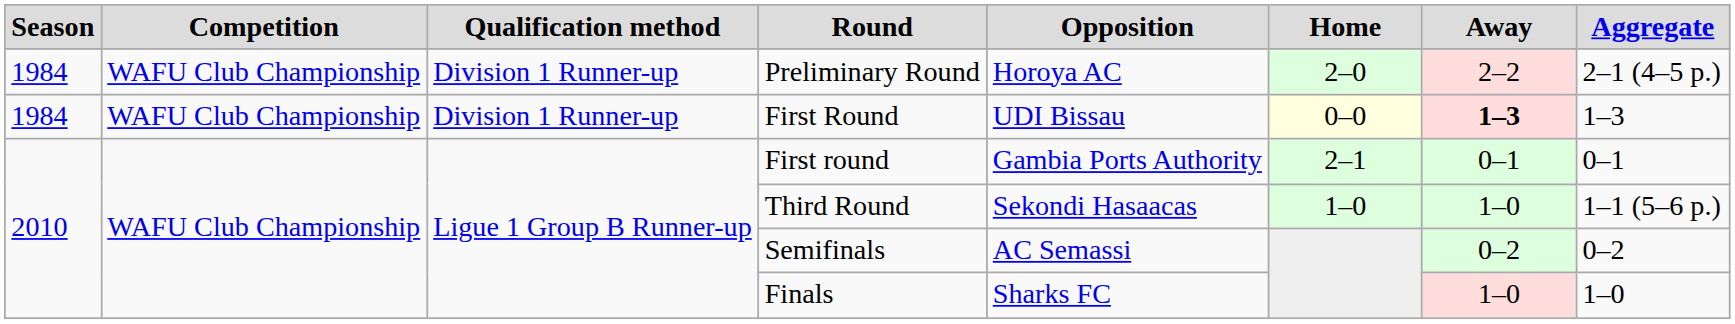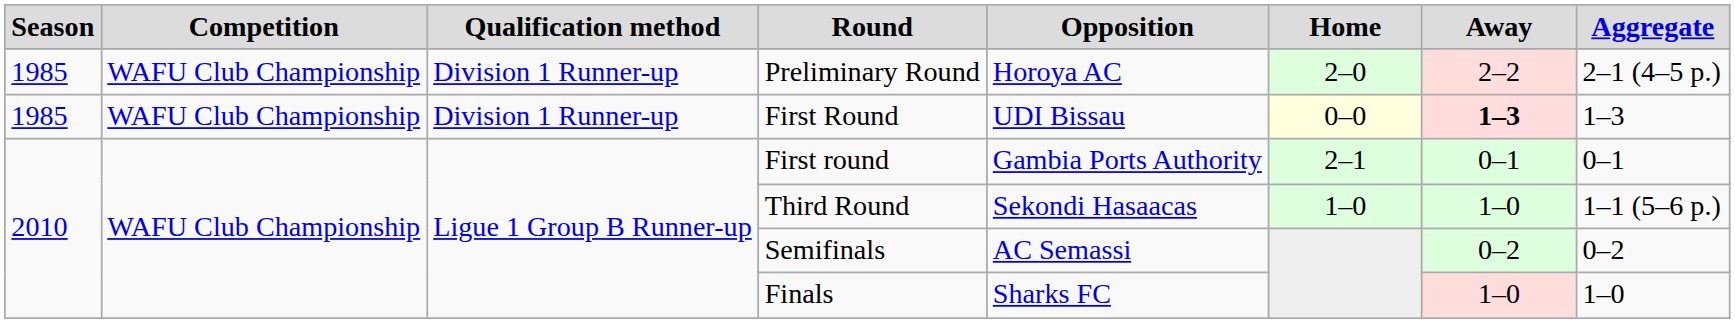(40, 71) 1984 -> (40, 71) 1985
(40, 116) 1984 -> (40, 116) 1985
